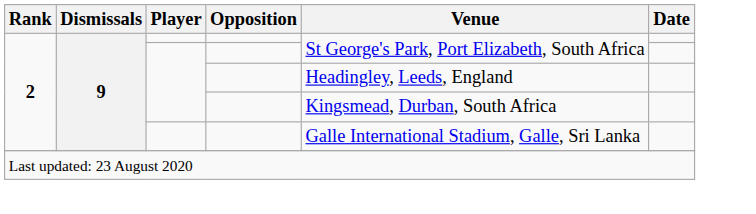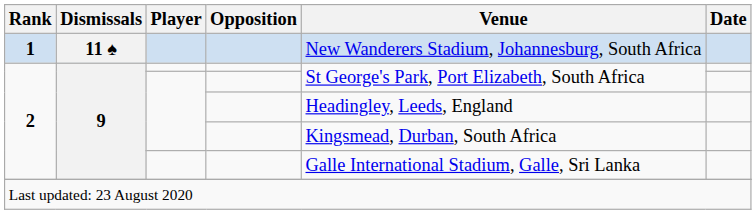+ row: (30, 48)
